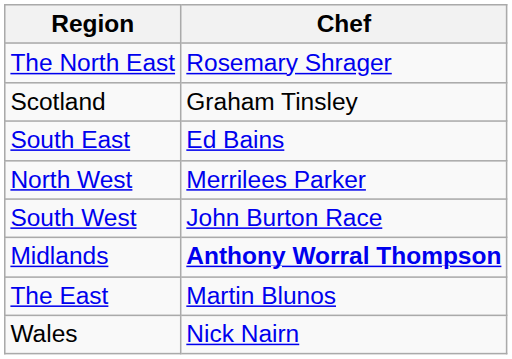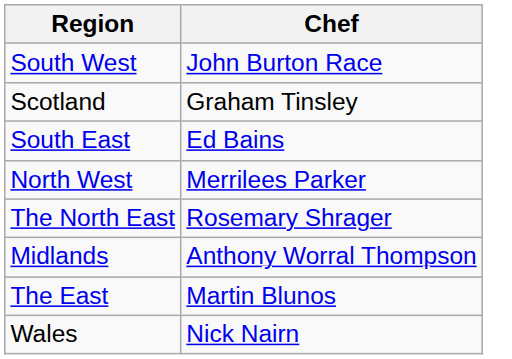rows swapped: (93, 62) <-> (73, 218)
(344, 256) bold -> (331, 256) normal
